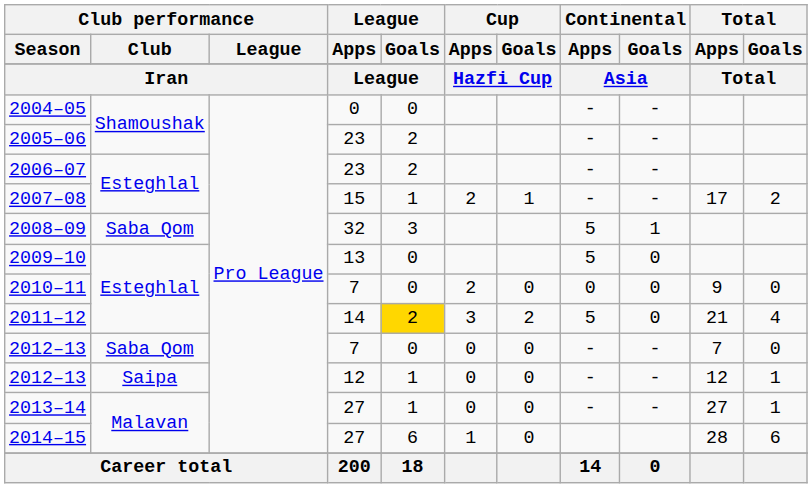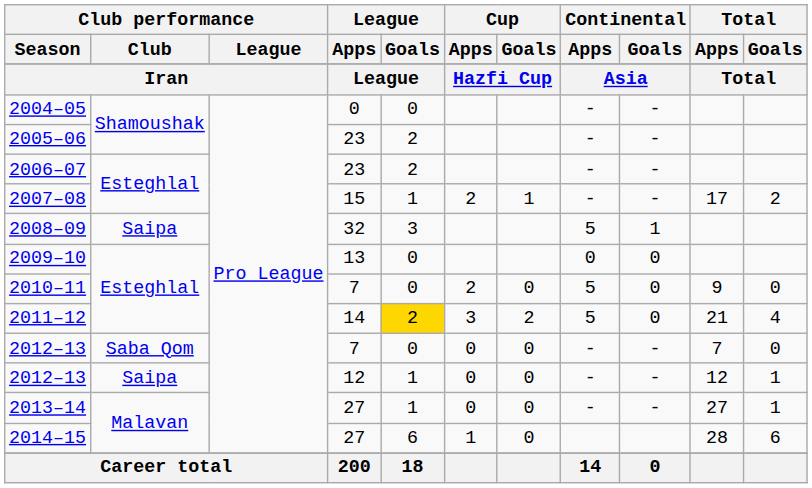(150, 229) Saba Qom -> (150, 229) Saipa
(590, 259) 5 -> (590, 259) 0
(590, 289) 0 -> (590, 289) 5
